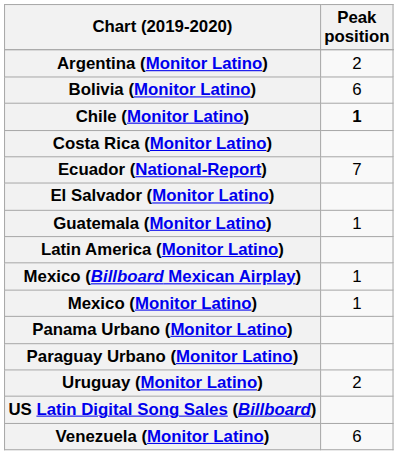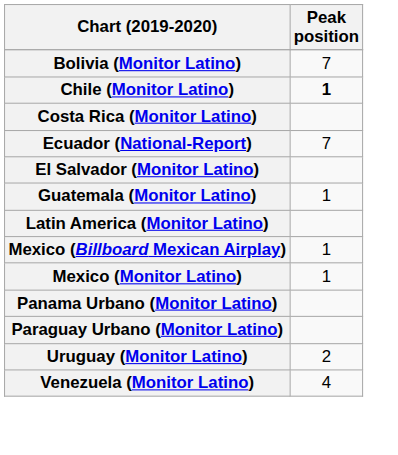- row: (162, 63)
(357, 90) 6 -> (326, 63) 7
- row: (162, 409)
(357, 436) 6 -> (326, 383) 4
